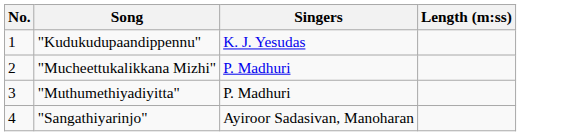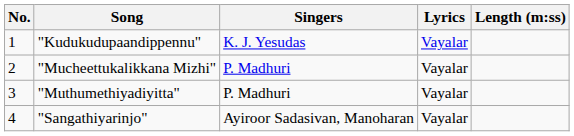+ column: (444, 17)
